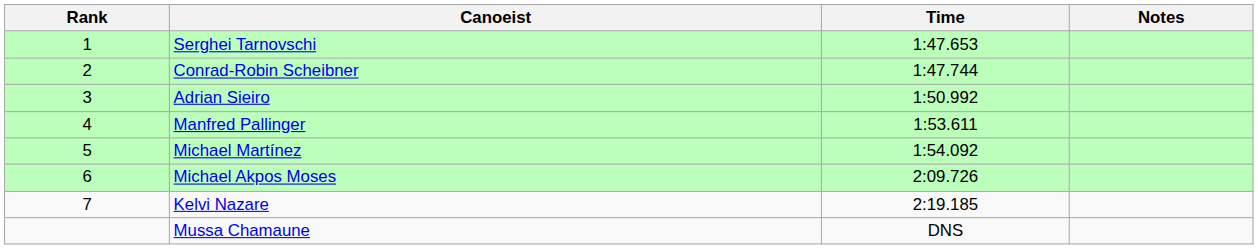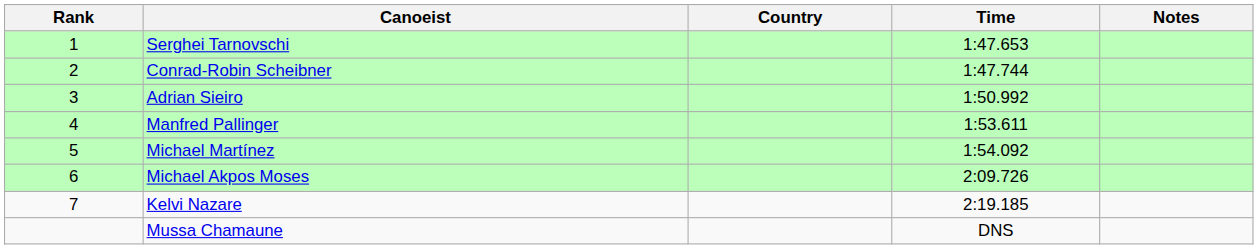+ column: (790, 17)
